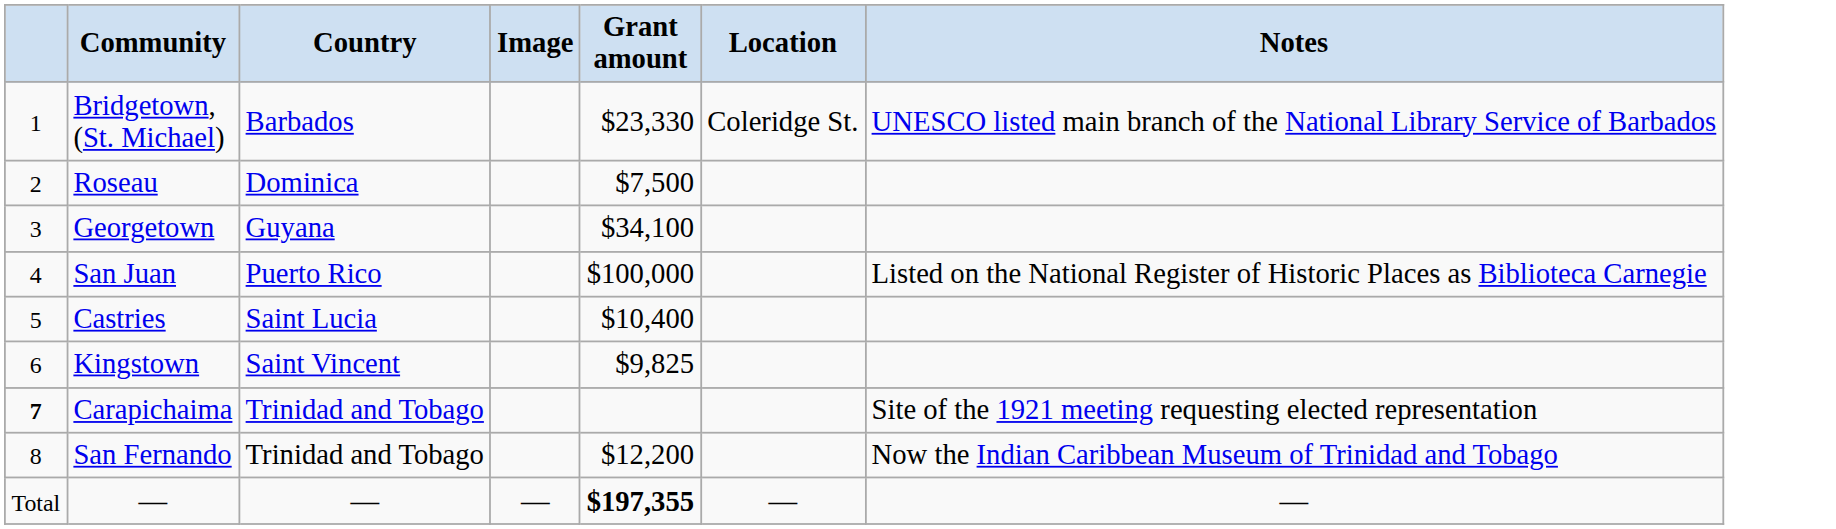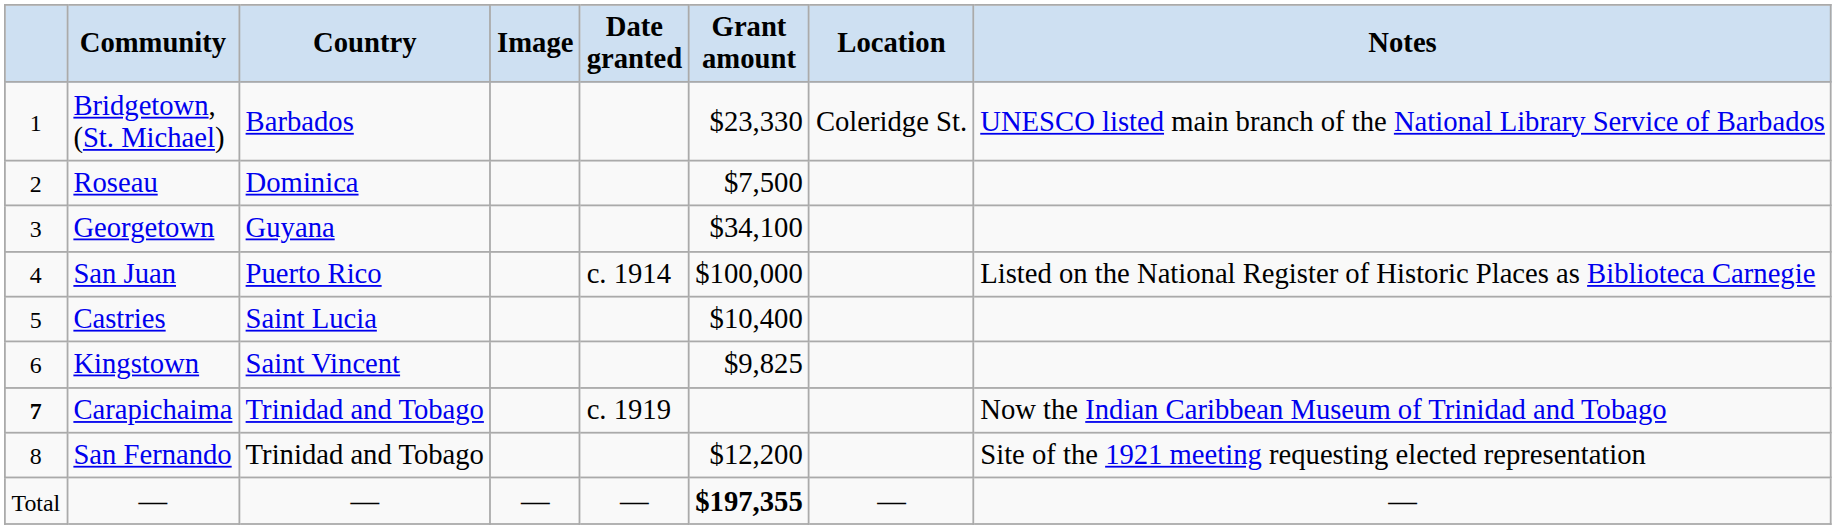+ column: (634, 43)
(1204, 409) Site of the 1921 meeting requesting elected representation -> (1323, 409) Now the Indian Caribbean Museum of Trinidad and Tobago
(1215, 455) Now the Indian Caribbean Museum of Trinidad and Tobago -> (1313, 455) Site of the 1921 meeting requesting elected representation
